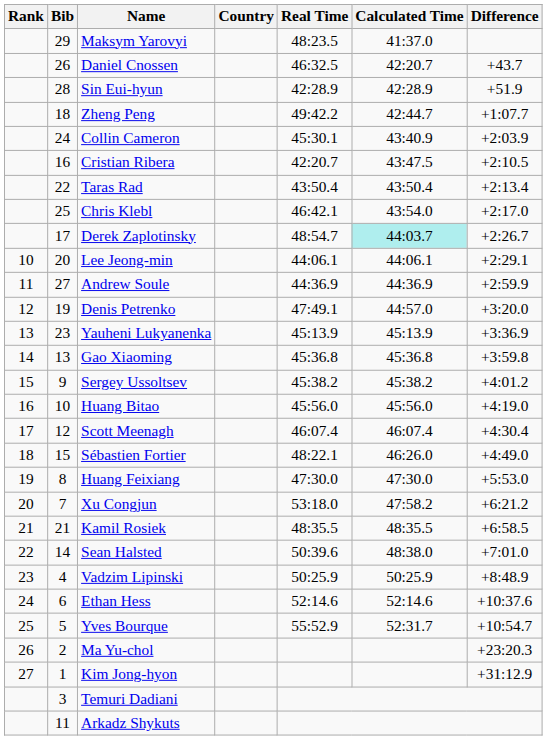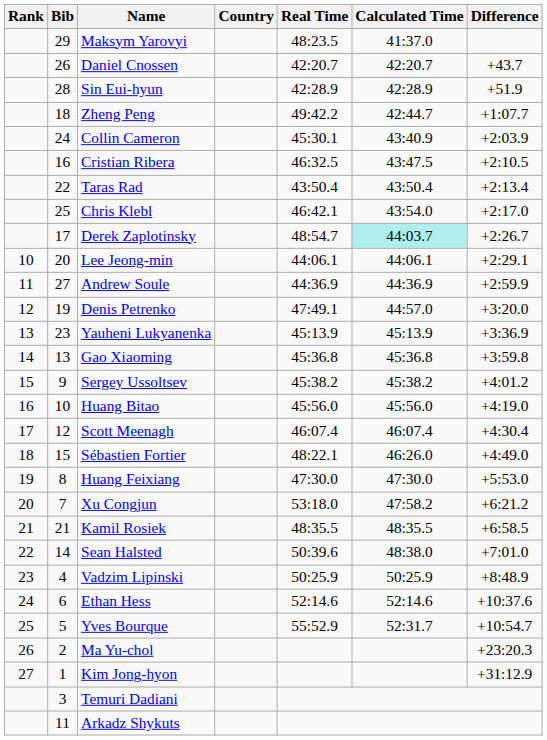(315, 65) 46:32.5 -> (315, 65) 42:20.7
(315, 162) 42:20.7 -> (315, 162) 46:32.5
